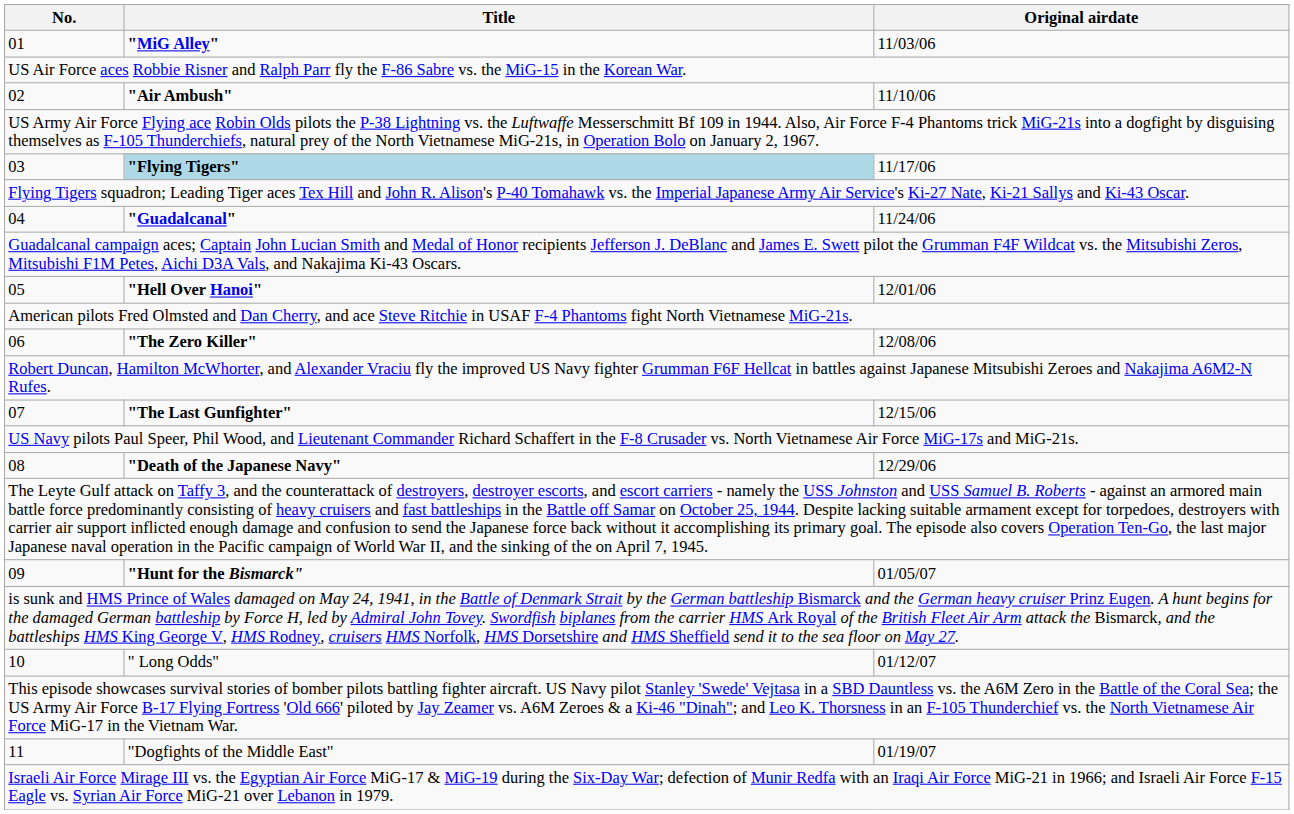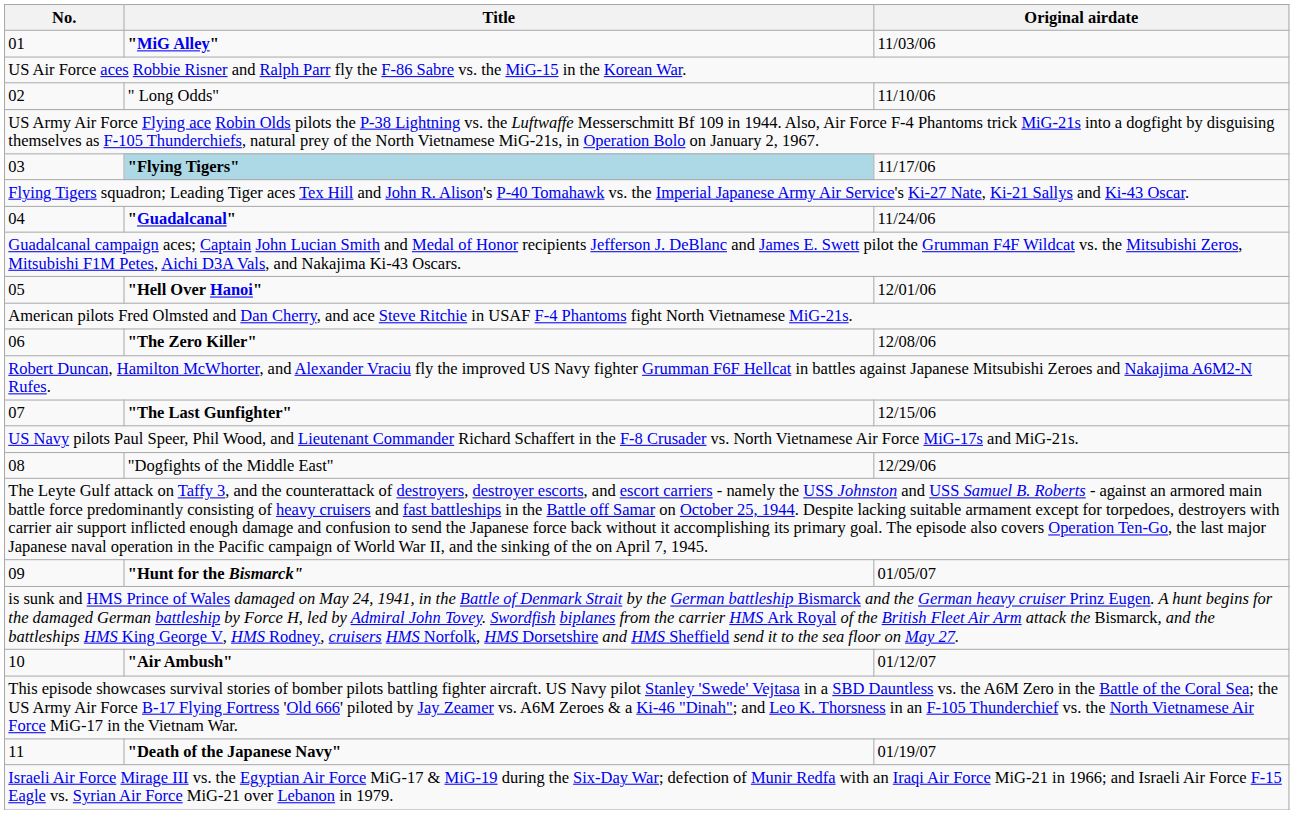(180, 95) "Air Ambush" -> (173, 95) " Long Odds"
(234, 465) "Death of the Japanese Navy" -> (231, 465) "Dogfights of the Middle East"
(173, 662) " Long Odds" -> (180, 662) "Air Ambush"
(231, 751) "Dogfights of the Middle East" -> (234, 751) "Death of the Japanese Navy"
